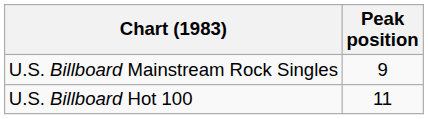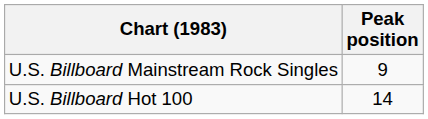(383, 98) 11 -> (383, 98) 14
